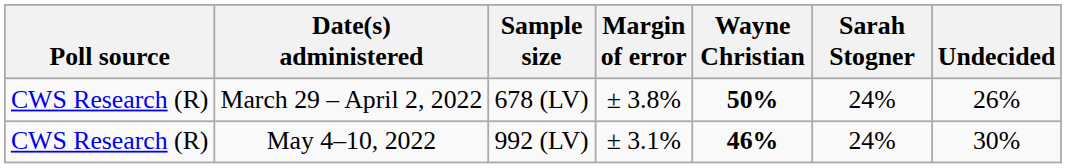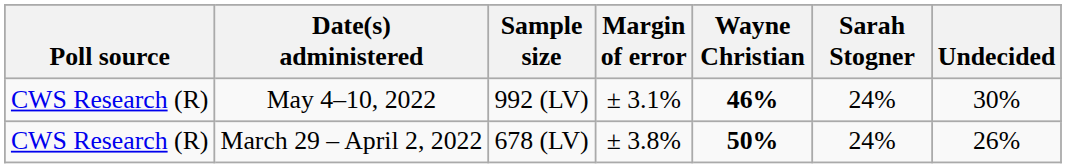rows swapped: (351, 141) <-> (351, 99)
